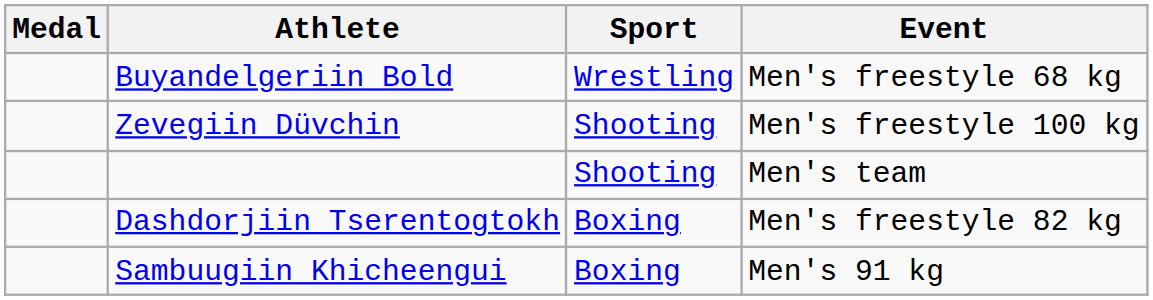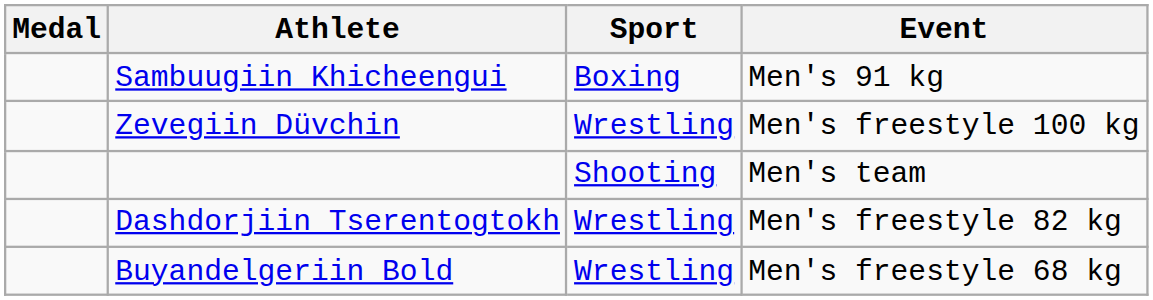rows swapped: (284, 78) <-> (311, 271)
(645, 126) Shooting -> (654, 126) Wrestling
(627, 223) Boxing -> (654, 223) Wrestling
